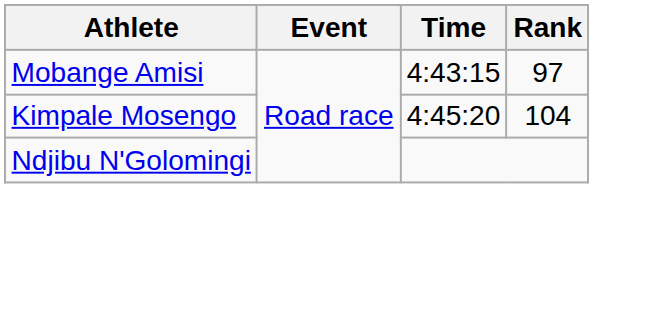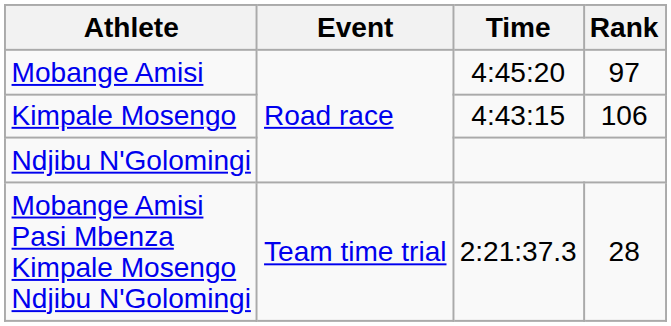(454, 72) 4:43:15 -> (518, 72) 4:45:20
(454, 116) 4:45:20 -> (518, 116) 4:43:15
(548, 116) 104 -> (624, 116) 106
+ row: (131, 252)
